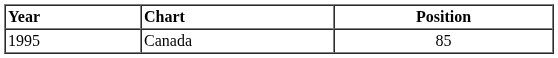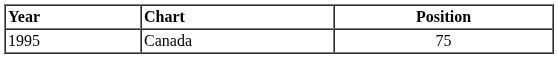(444, 40) 85 -> (444, 40) 75
